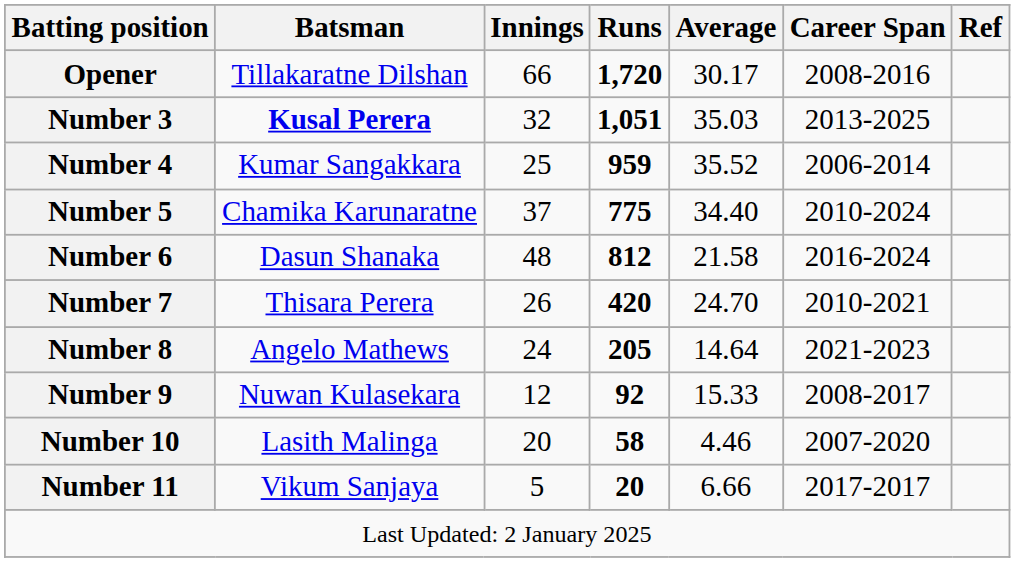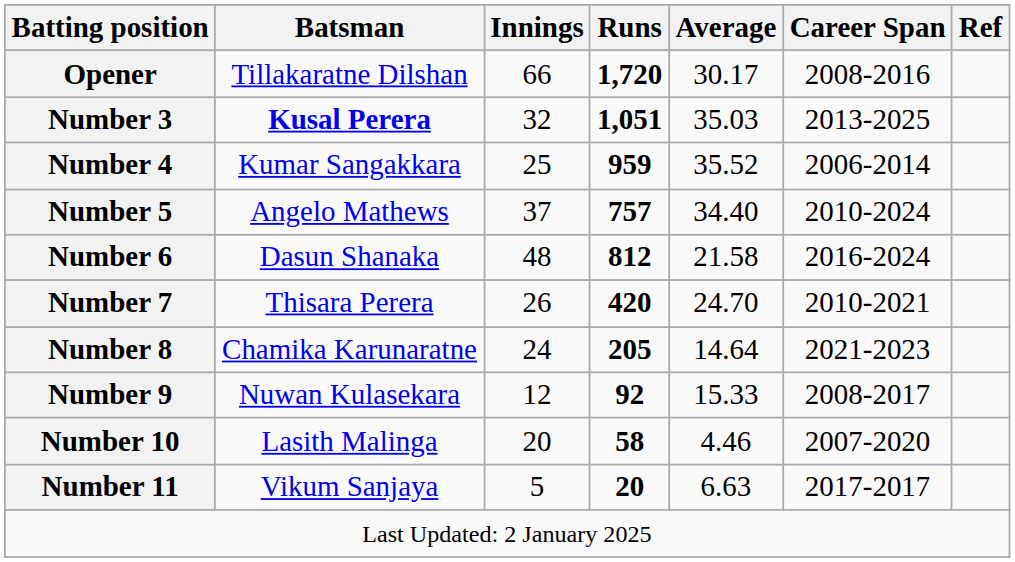(350, 211) Chamika Karunaratne -> (350, 211) Angelo Mathews
(630, 211) 775 -> (630, 211) 757
(350, 348) Angelo Mathews -> (350, 348) Chamika Karunaratne
(726, 486) 6.66 -> (726, 486) 6.63
